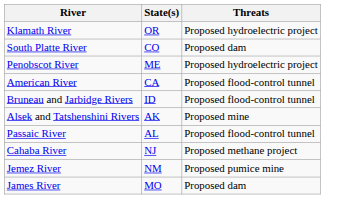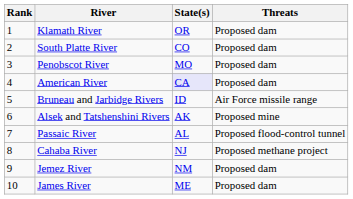+ column: (20, 13)
(251, 30) Proposed hydroelectric project -> (246, 30) Proposed dam
(152, 64) ME -> (183, 64) MO
(251, 64) Proposed hydroelectric project -> (246, 64) Proposed dam
(152, 82) no background -> (182, 82) lavender background
(250, 82) Proposed flood-control tunnel -> (246, 82) Proposed dam
(250, 99) Proposed flood-control tunnel -> (266, 99) Air Force missile range
(234, 168) Proposed pumice mine -> (246, 168) Proposed dam
(153, 185) MO -> (183, 185) ME
